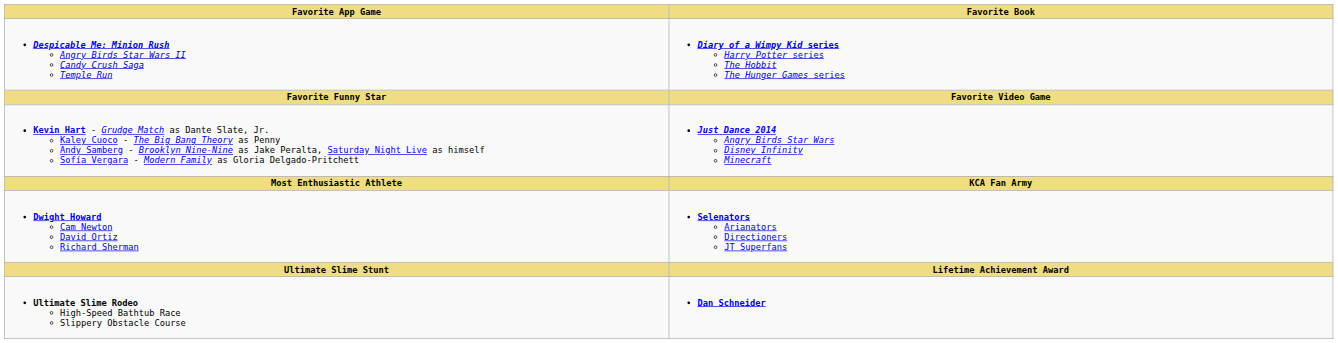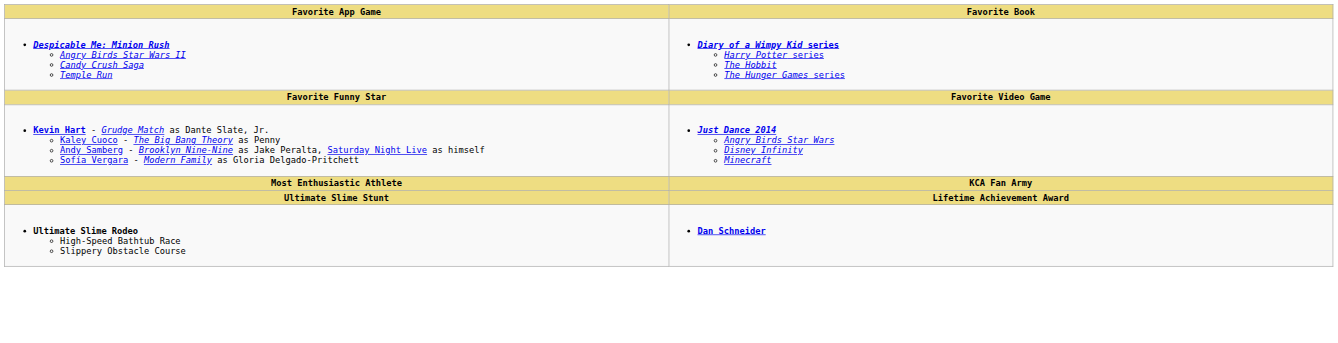- row: (336, 231)
